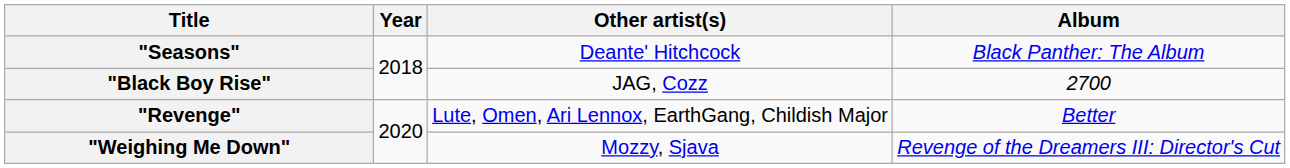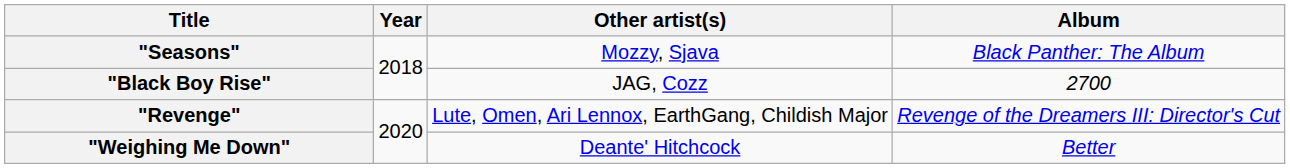(660, 52) Deante' Hitchcock -> (660, 52) Mozzy, Sjava
(1089, 115) Better -> (1089, 115) Revenge of the Dreamers III: Director's Cut
(660, 147) Mozzy, Sjava -> (660, 147) Deante' Hitchcock
(1089, 147) Revenge of the Dreamers III: Director's Cut -> (1089, 147) Better
